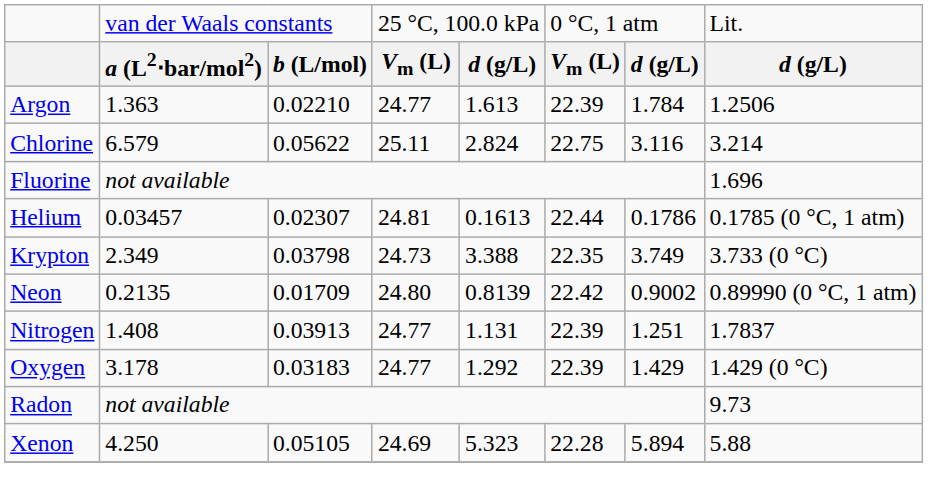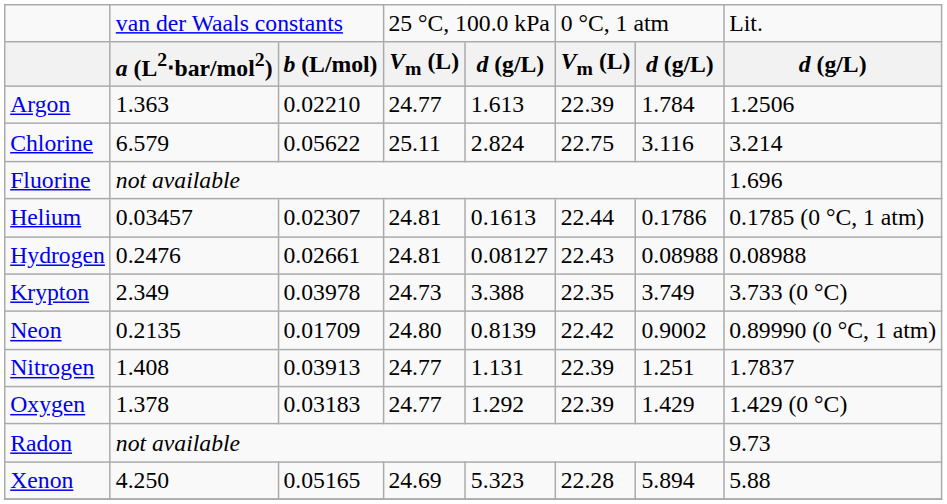+ row: (58, 255)
(311, 255) 0.03798 -> (322, 292) 0.03978
(132, 367) 3.178 -> (142, 405) 1.378
(311, 442) 0.05105 -> (322, 480) 0.05165
